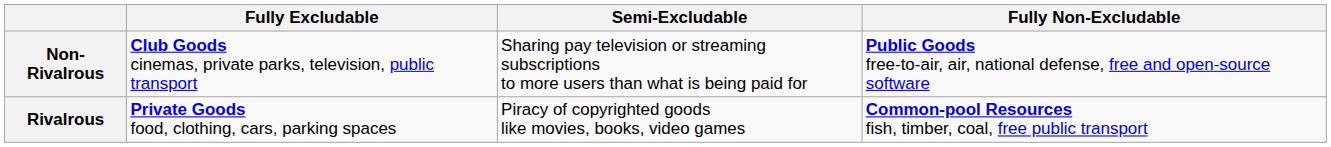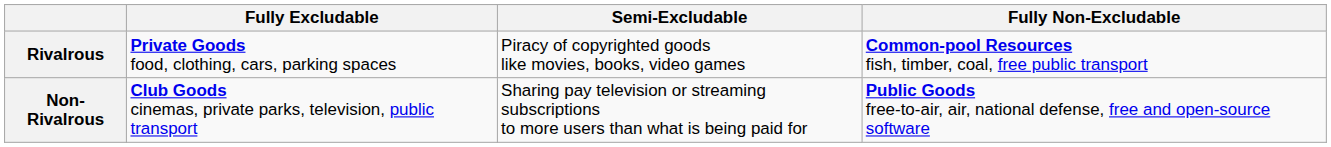rows swapped: (66, 119) <-> (66, 63)
